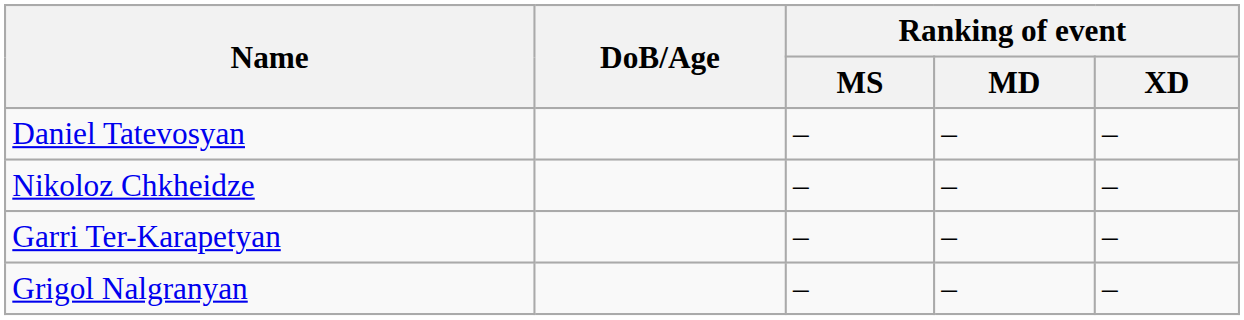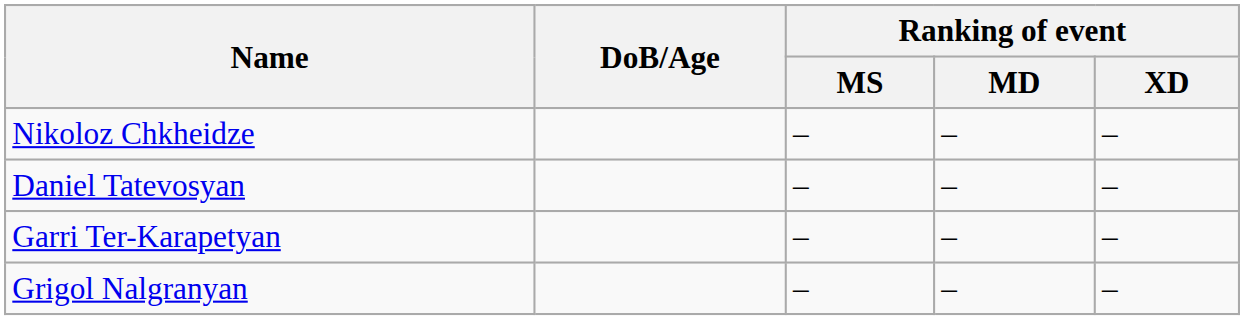rows swapped: (134, 185) <-> (129, 133)
